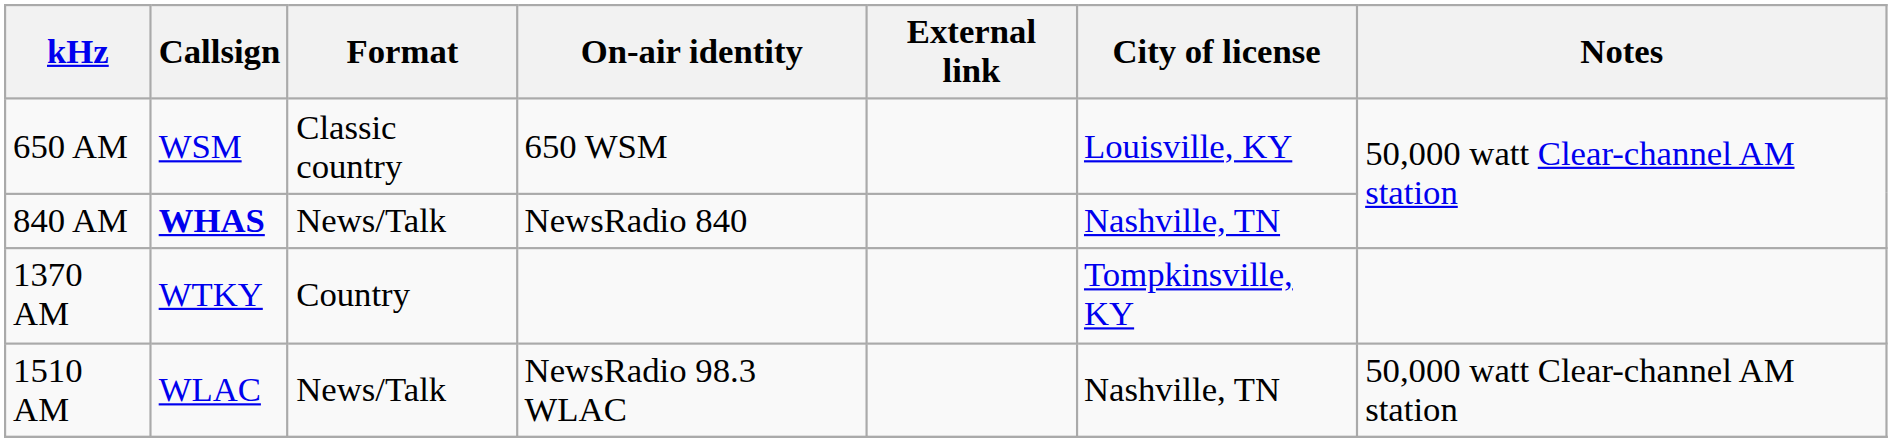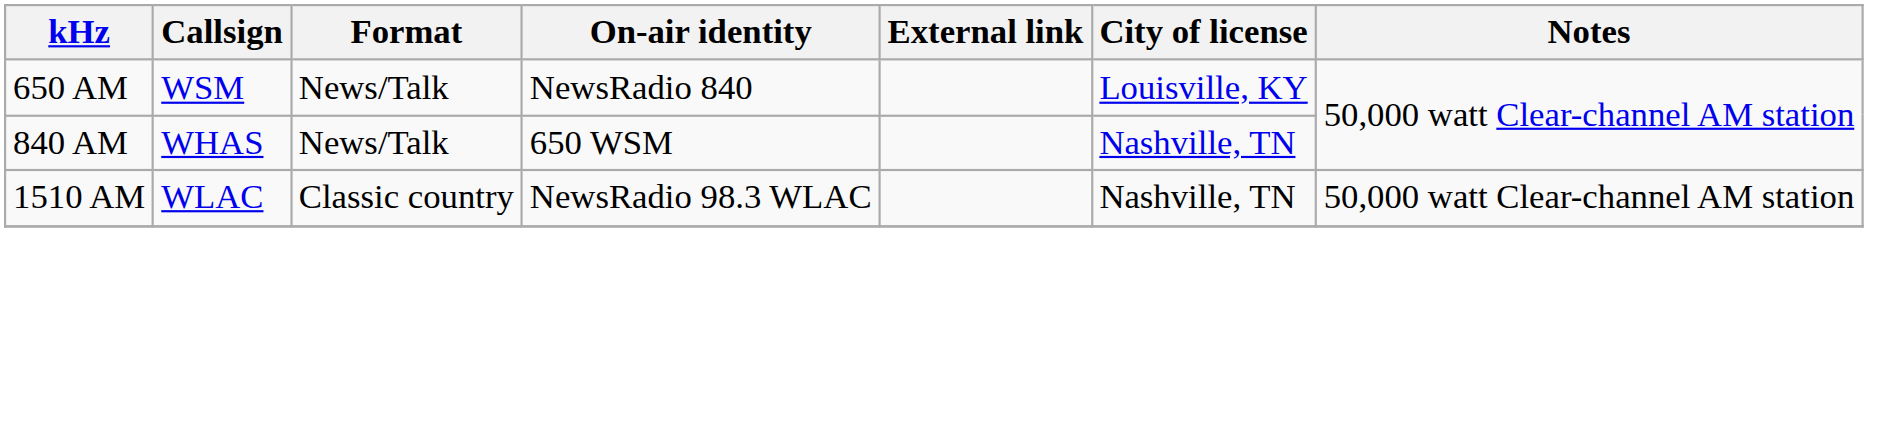(349, 145) Classic country -> (374, 87) News/Talk
(596, 145) 650 WSM -> (641, 87) NewsRadio 840
(212, 220) bold -> (212, 142) normal
(636, 220) NewsRadio 840 -> (601, 142) 650 WSM
- row: (48, 294)
(371, 388) News/Talk -> (406, 197) Classic country
